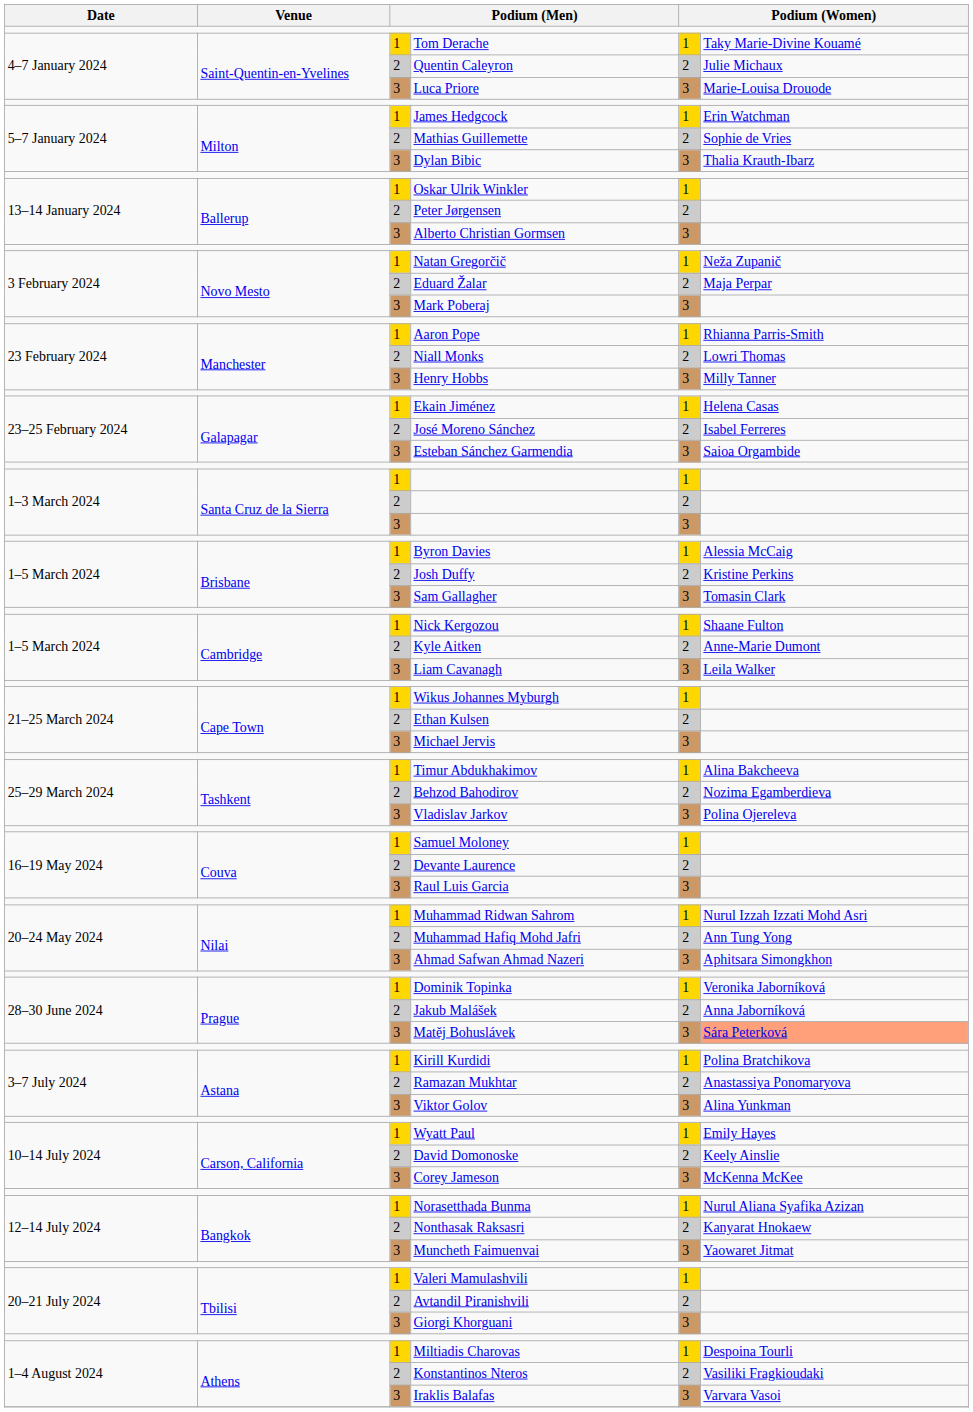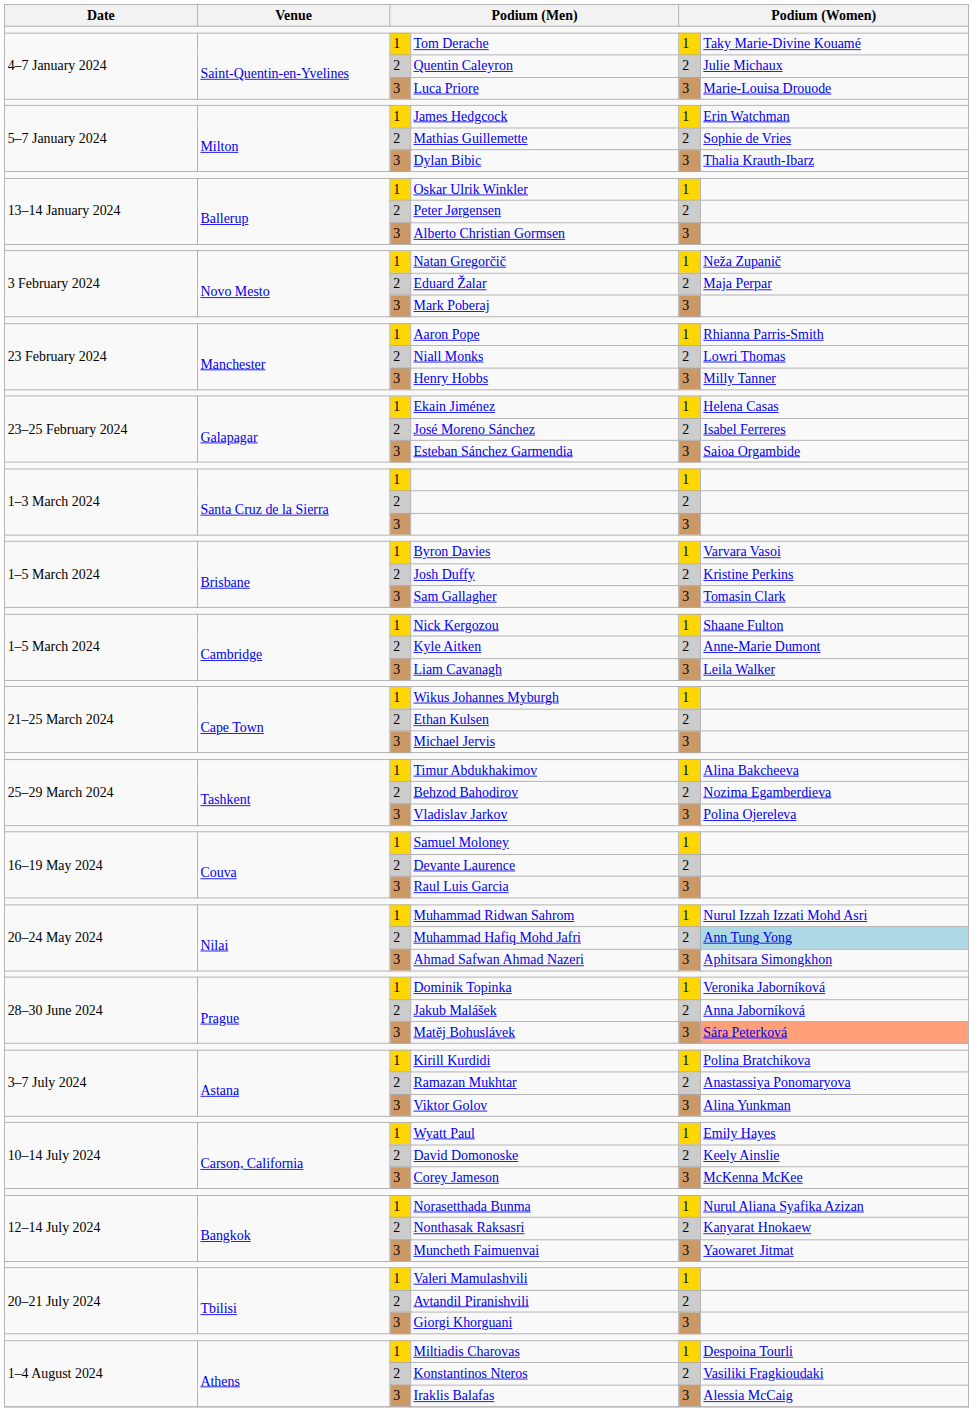(748, 552) Alessia McCaig -> (742, 552) Varvara Vasoi
(748, 937) no background -> (748, 937) lightblue background
(742, 1395) Varvara Vasoi -> (748, 1395) Alessia McCaig
